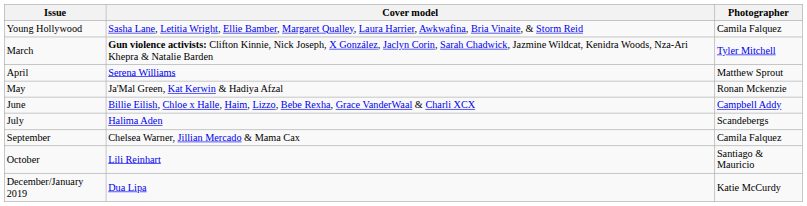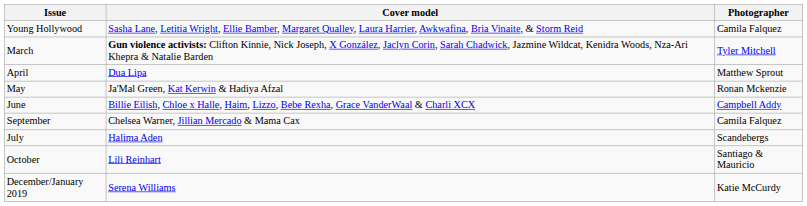(142, 72) Serena Williams -> (127, 72) Dua Lipa
rows swapped: (15, 121) <-> (29, 137)
(127, 187) Dua Lipa -> (142, 187) Serena Williams
